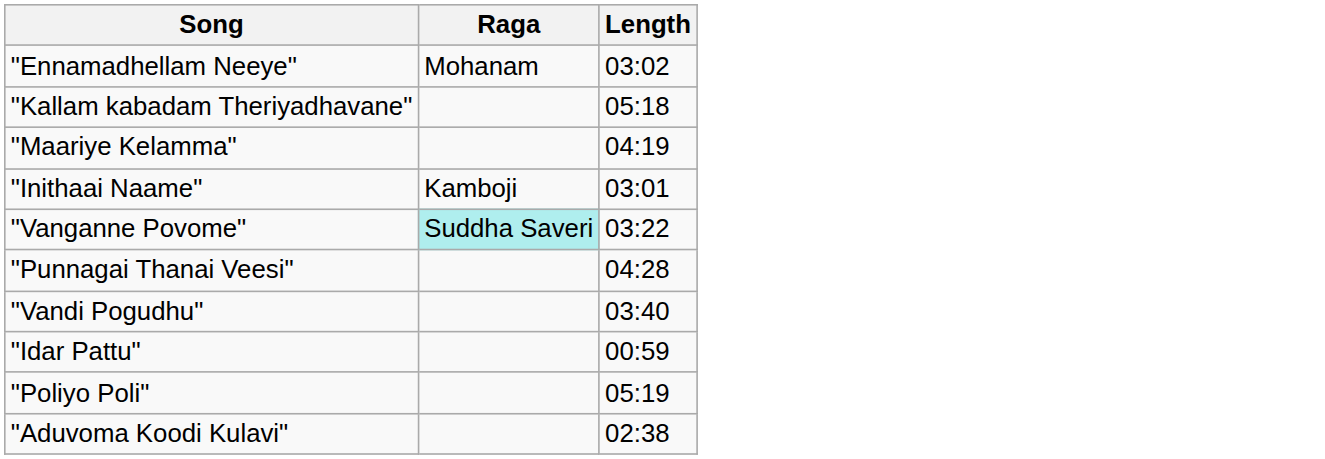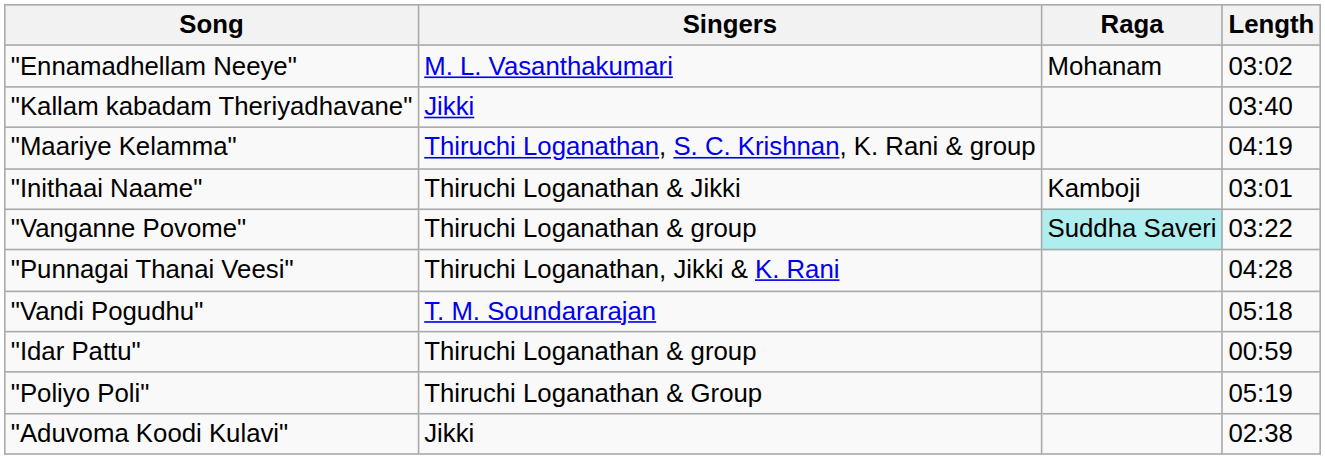+ column: (730, 24)
(637, 106) 05:18 -> (1261, 106) 03:40
(637, 310) 03:40 -> (1261, 310) 05:18
